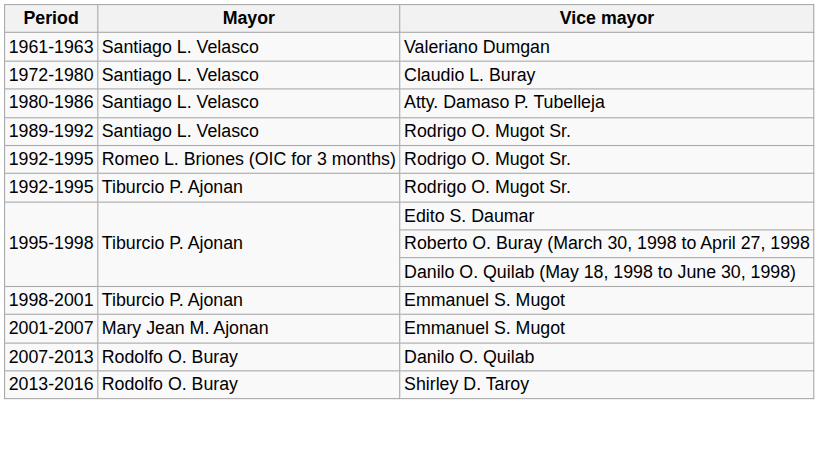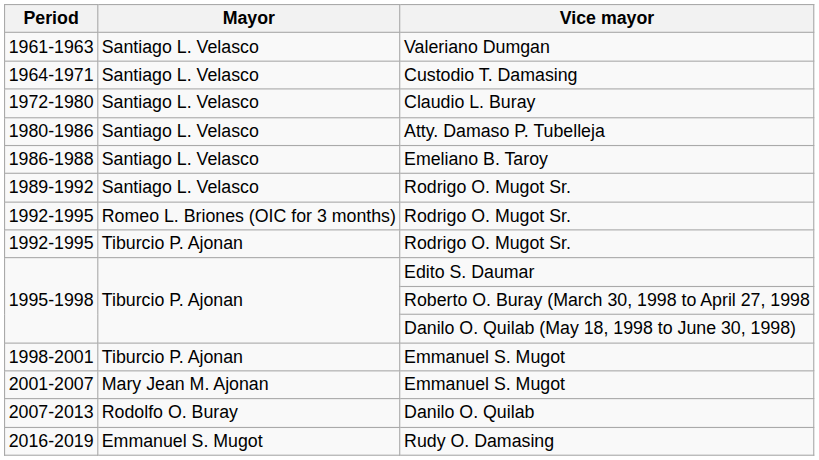+ row: (51, 74)
+ row: (51, 159)
- row: (51, 384)
+ row: (51, 441)
